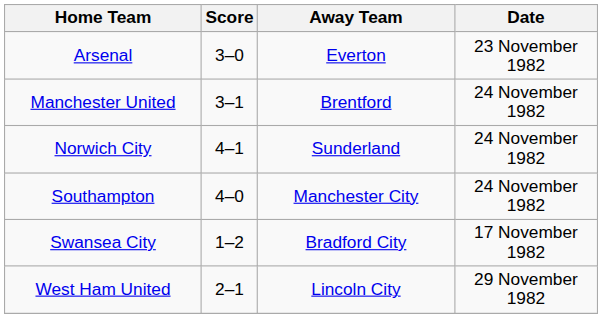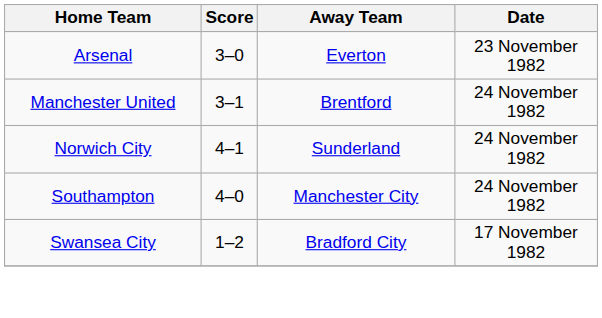- row: (103, 289)
